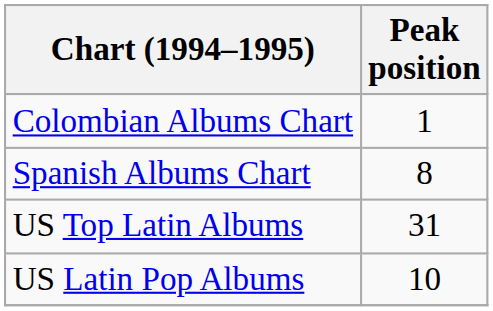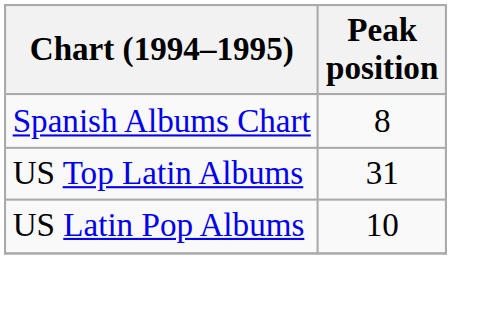- row: (183, 120)
